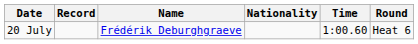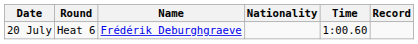columns swapped: (392, 13) <-> (76, 13)
